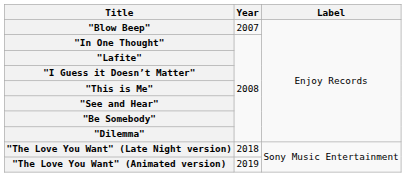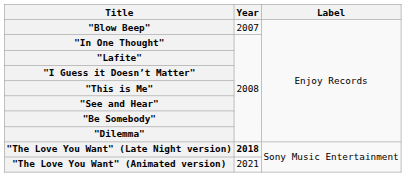(248, 149) normal -> (248, 149) bold
(248, 165) 2019 -> (248, 165) 2021
